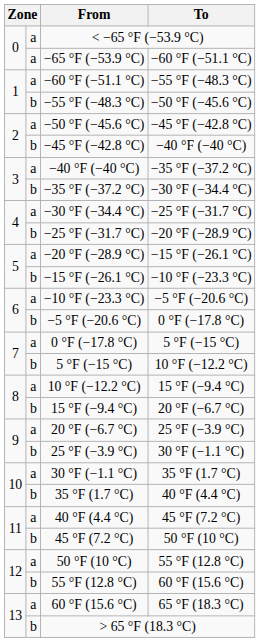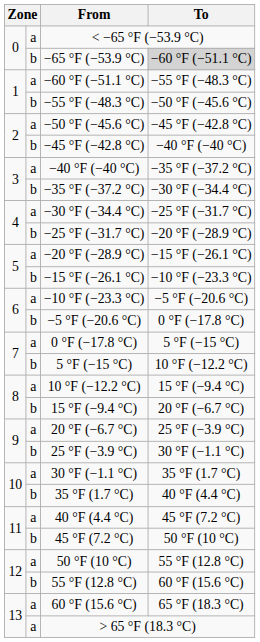(33, 59) a -> (33, 59) b
(201, 59) no background -> (201, 59) lightgrey background
(33, 626) b -> (33, 626) a
